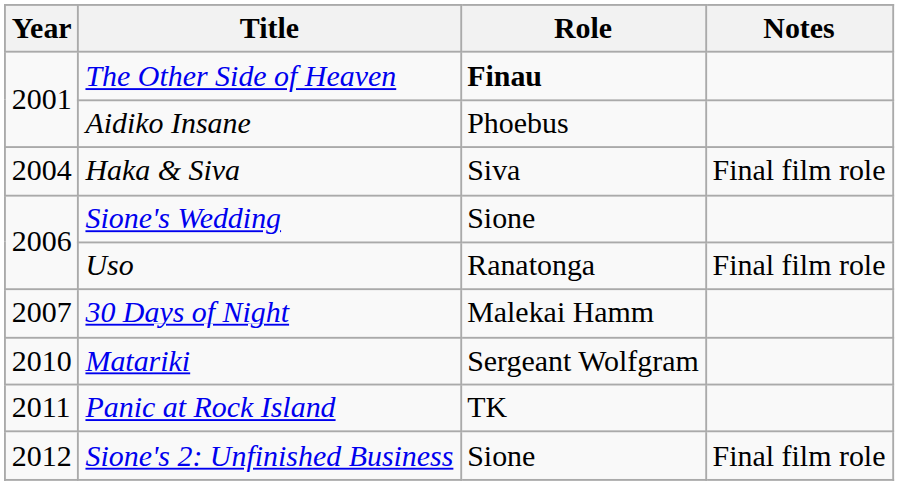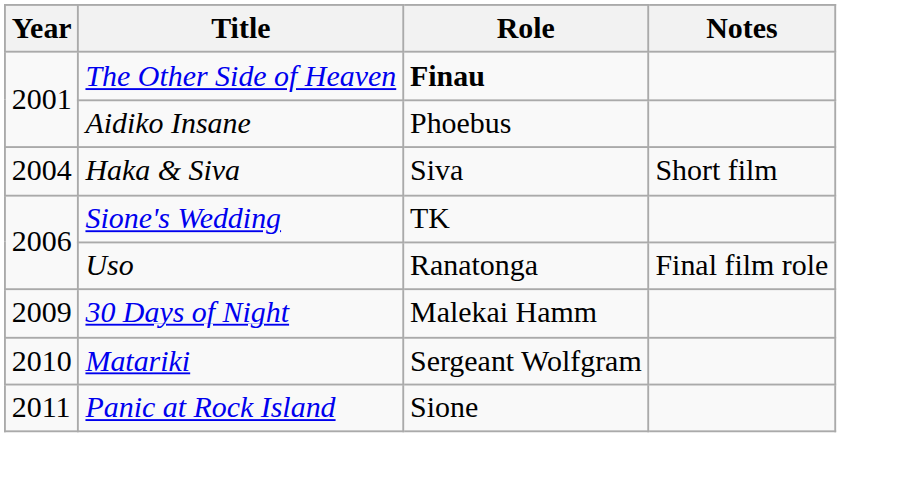(799, 170) Final film role -> (717, 170) Short film
(501, 218) Sione -> (430, 218) TK
(42, 312) 2007 -> (42, 312) 2009
(487, 407) TK -> (444, 407) Sione
- row: (269, 455)
